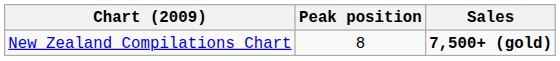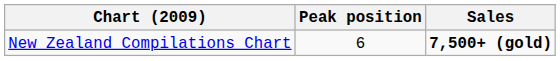(360, 43) 8 -> (360, 43) 6
